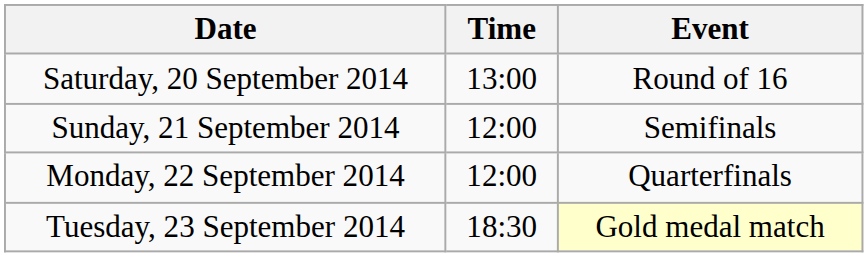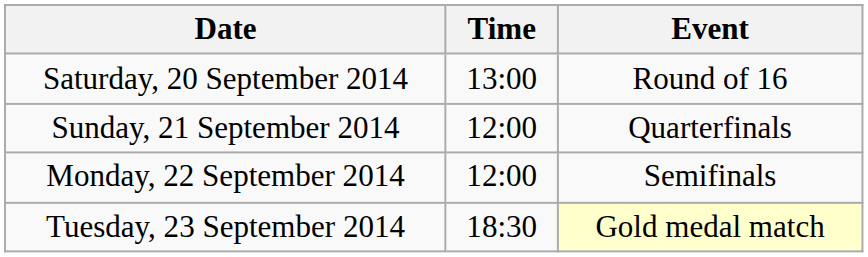(710, 127) Semifinals -> (710, 127) Quarterfinals
(710, 176) Quarterfinals -> (710, 176) Semifinals
